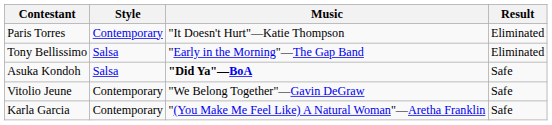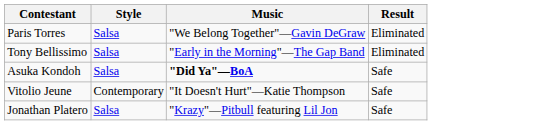(128, 33) Contemporary -> (106, 33) Salsa
(256, 33) "It Doesn't Hurt"—Katie Thompson -> (267, 33) "We Belong Together"—Gavin DeGraw
(266, 91) "We Belong Together"—Gavin DeGraw -> (257, 91) "It Doesn't Hurt"—Katie Thompson
- row: (38, 110)
+ row: (48, 110)
